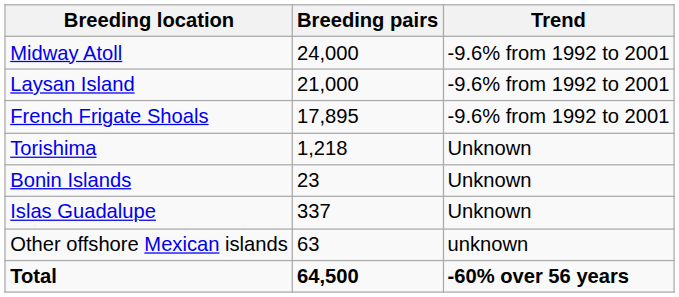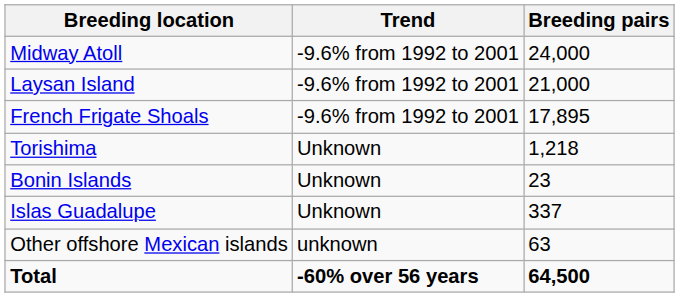columns swapped: (368, 20) <-> (558, 20)
